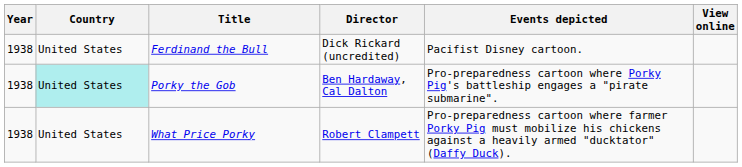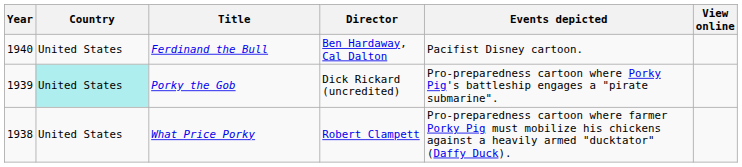(20, 49) 1938 -> (20, 49) 1940
(361, 49) Dick Rickard (uncredited) -> (365, 49) Ben Hardaway, Cal Dalton
(20, 86) 1938 -> (20, 86) 1939
(365, 86) Ben Hardaway, Cal Dalton -> (361, 86) Dick Rickard (uncredited)
